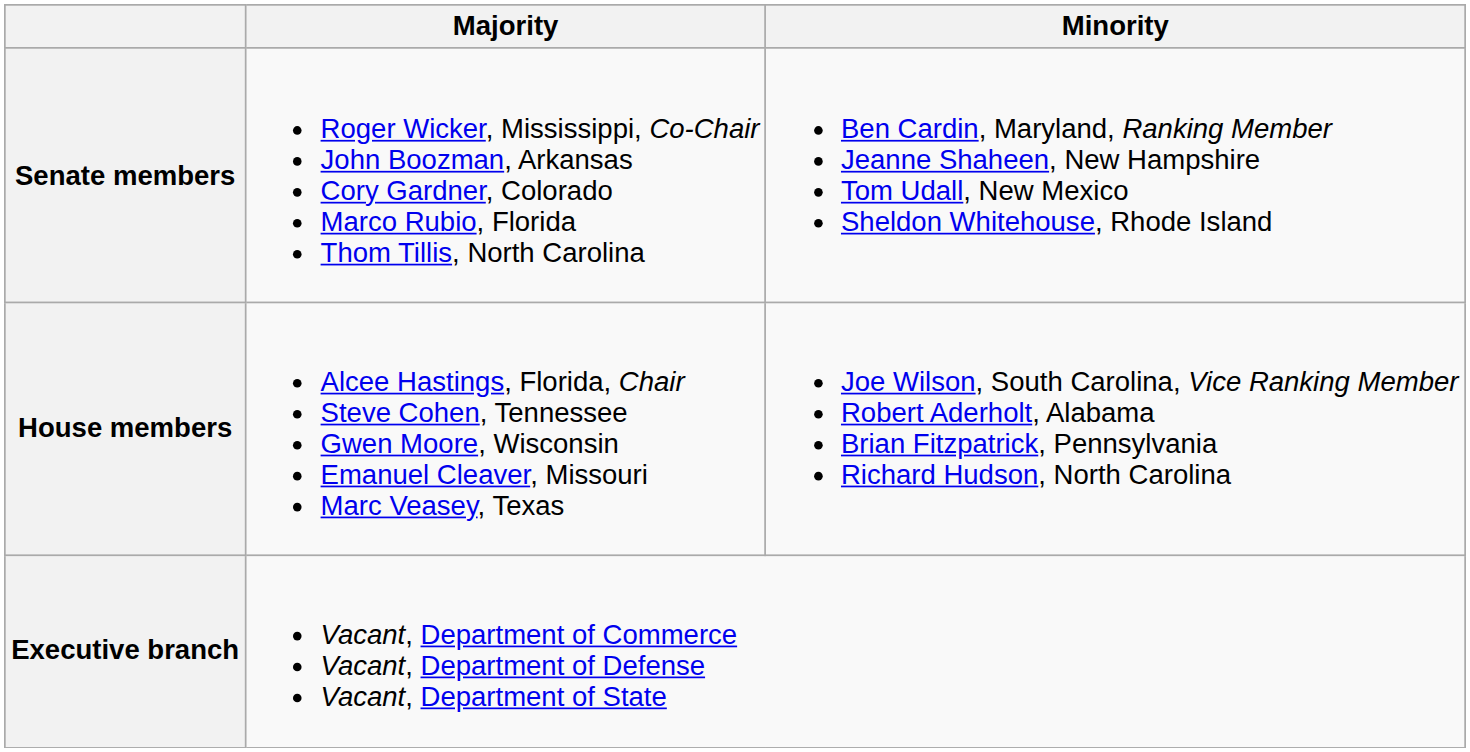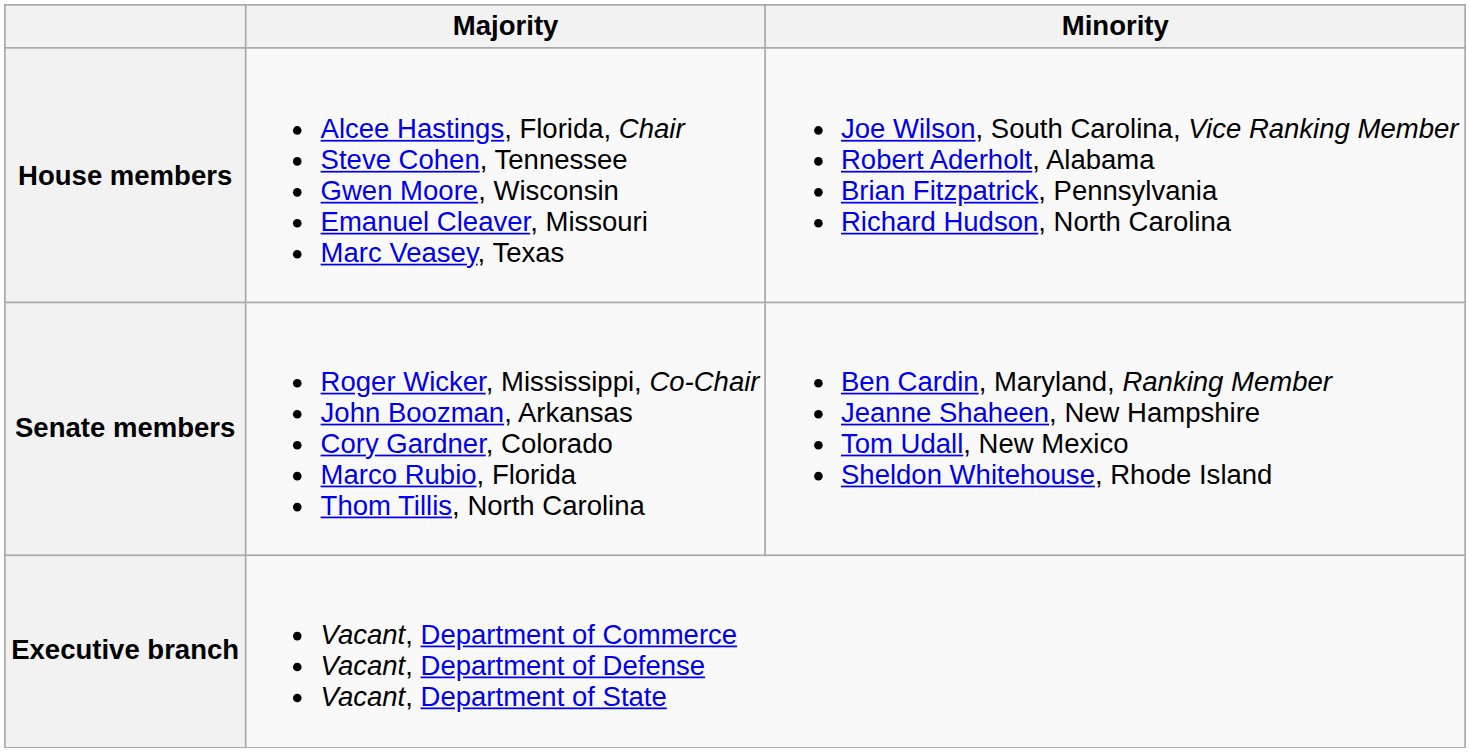rows swapped: (125, 174) <-> (125, 428)
